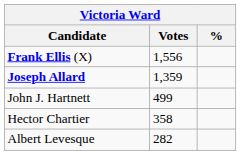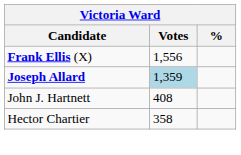(168, 77) no background -> (168, 77) lightblue background
(163, 98) 499 -> (163, 98) 408
- row: (51, 139)
